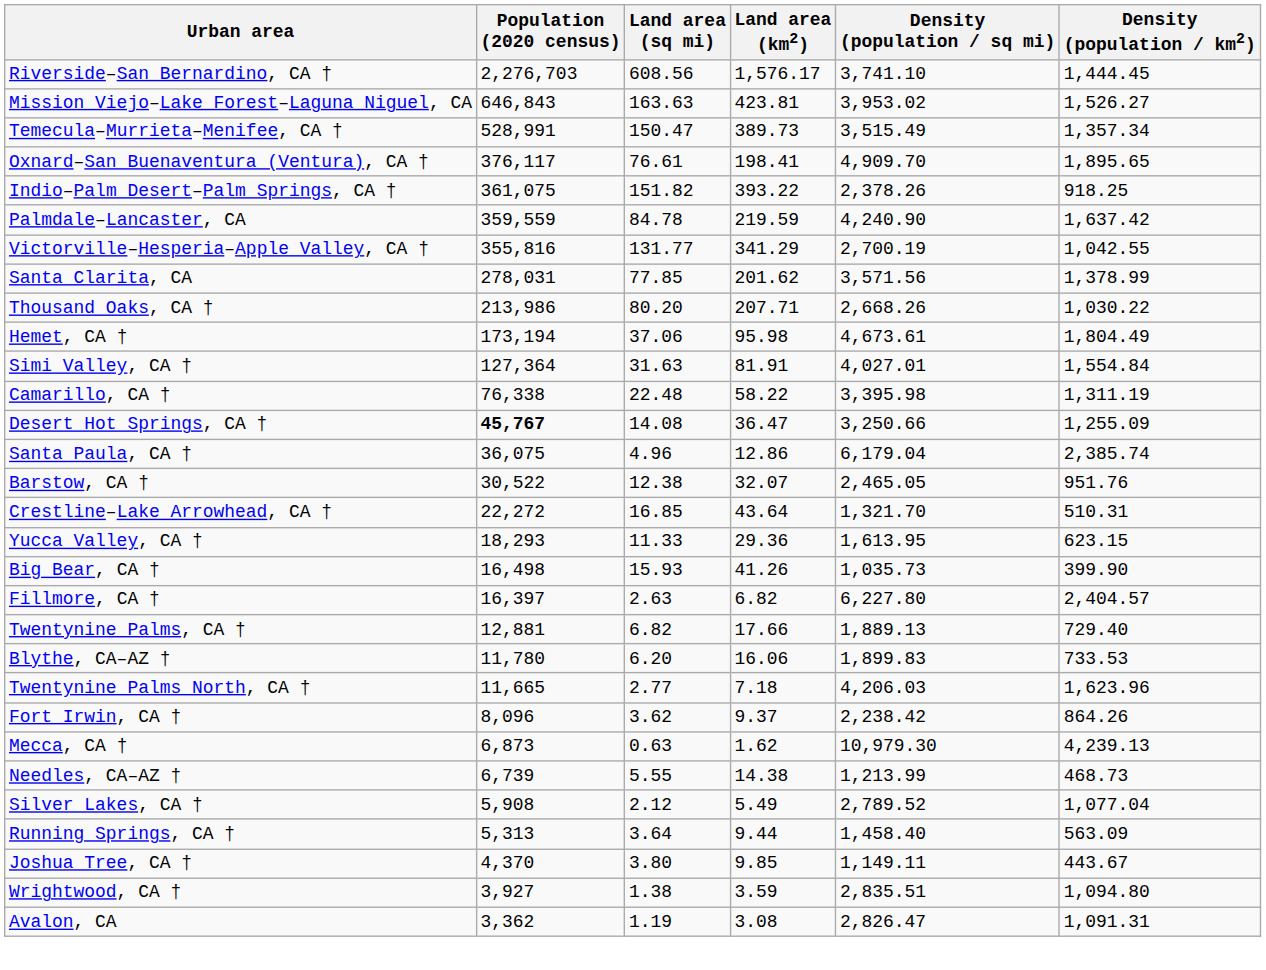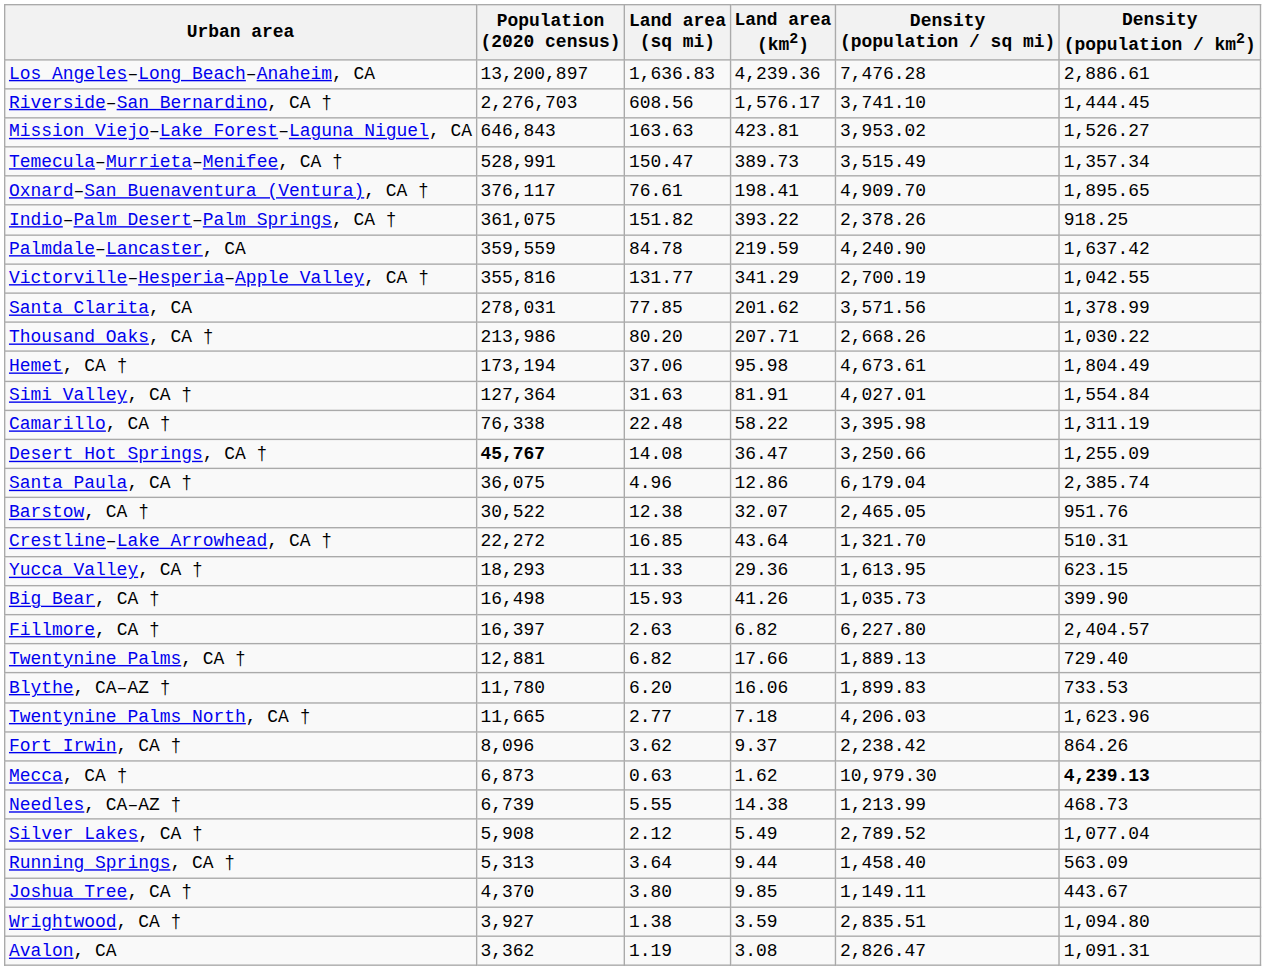+ row: (192, 74)
(1107, 746) normal -> (1107, 776) bold
